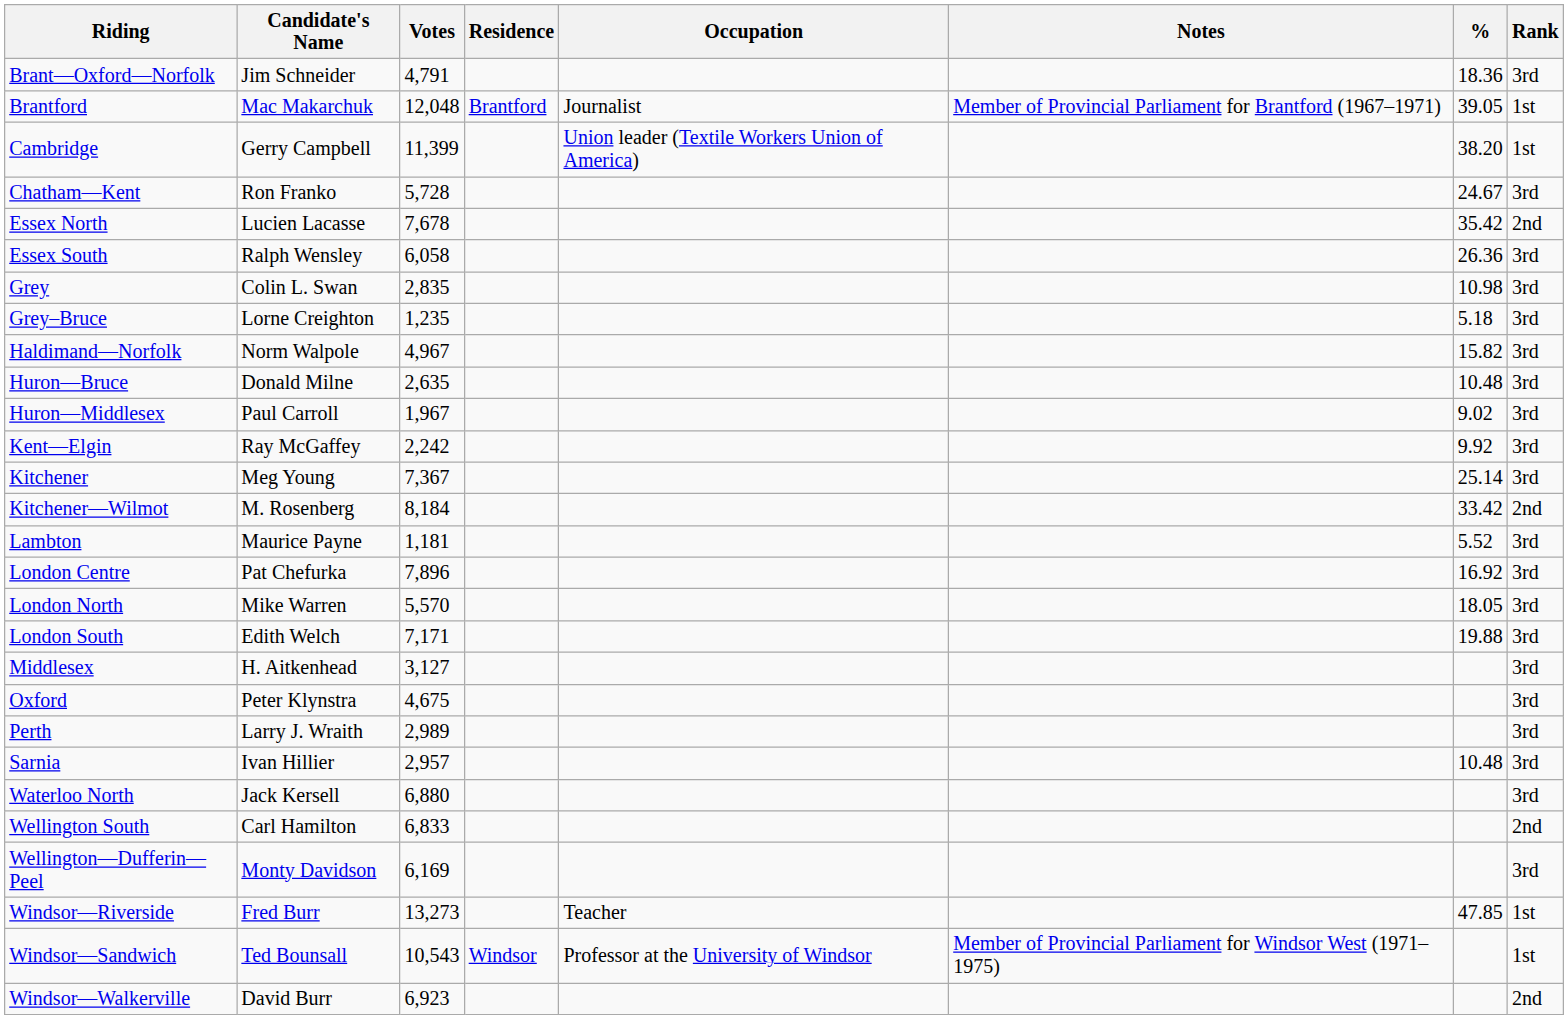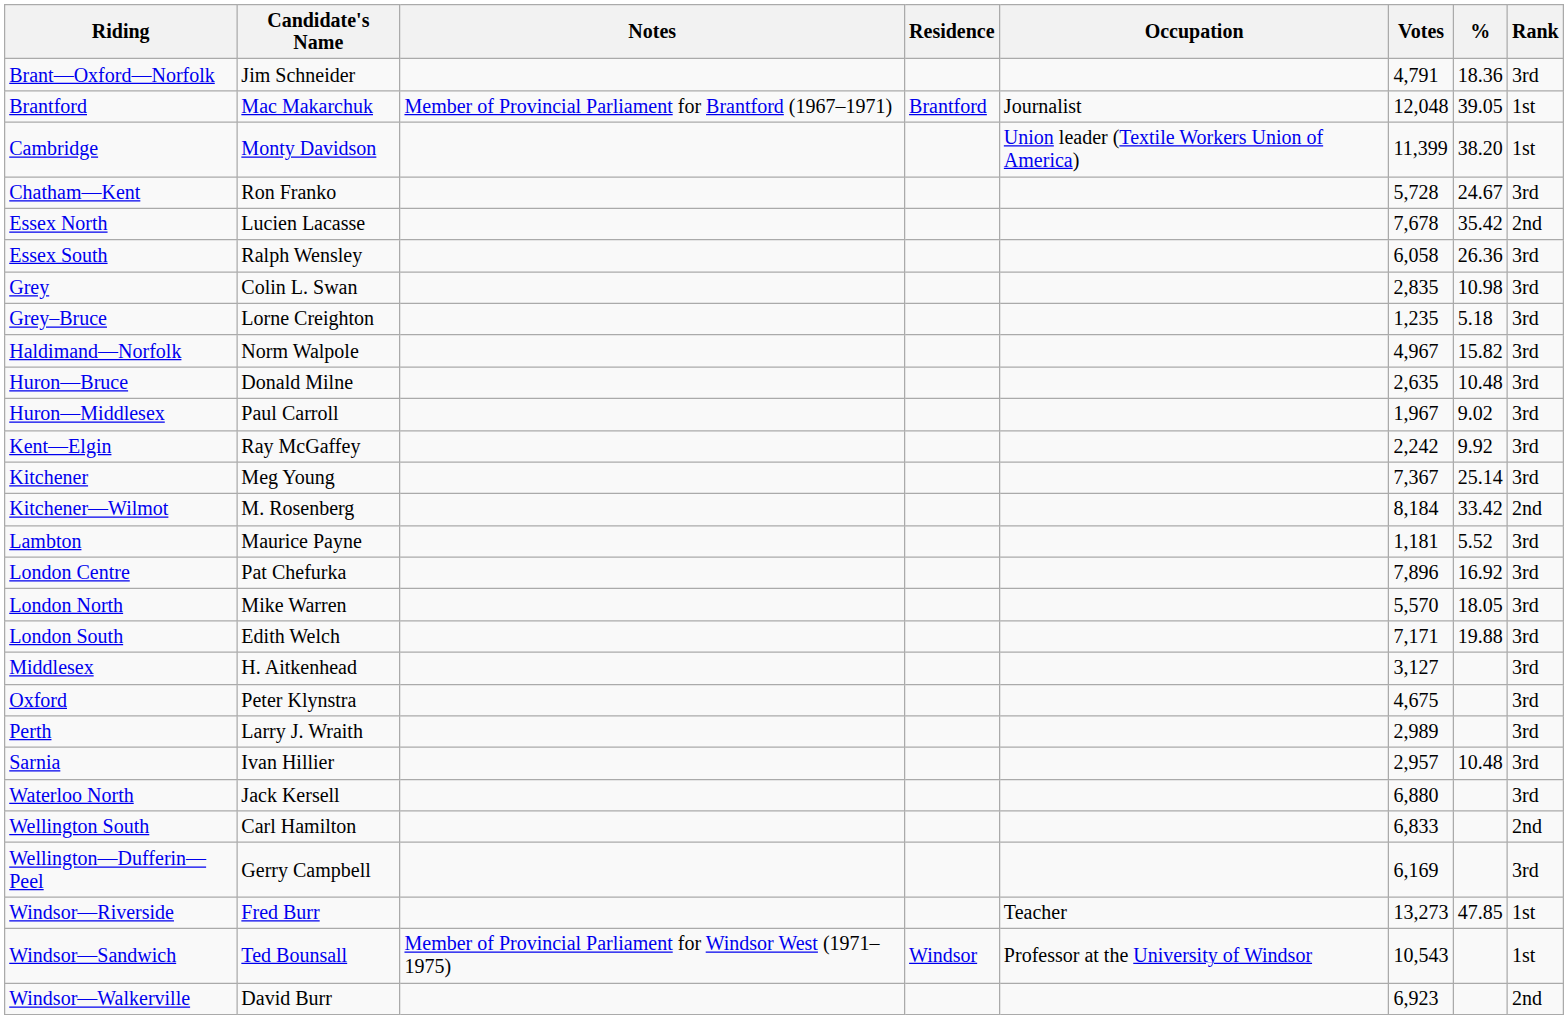columns swapped: (1201, 31) <-> (432, 31)
(306, 149) Gerry Campbell -> (309, 149) Monty Davidson
(309, 869) Monty Davidson -> (306, 869) Gerry Campbell
